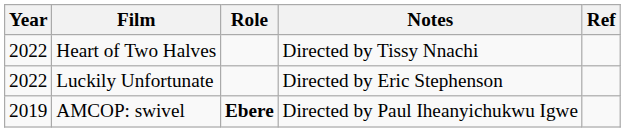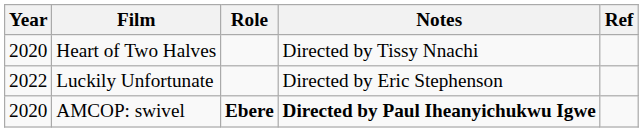(28, 50) 2022 -> (28, 50) 2020
(28, 111) 2019 -> (28, 111) 2020
(430, 111) normal -> (439, 111) bold
